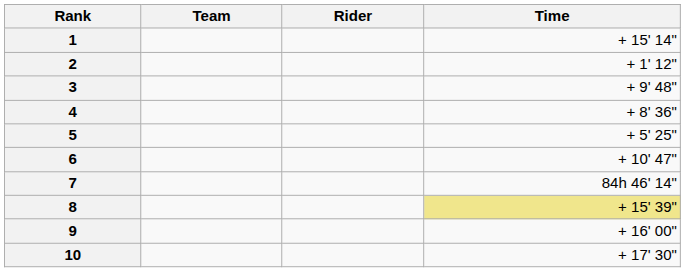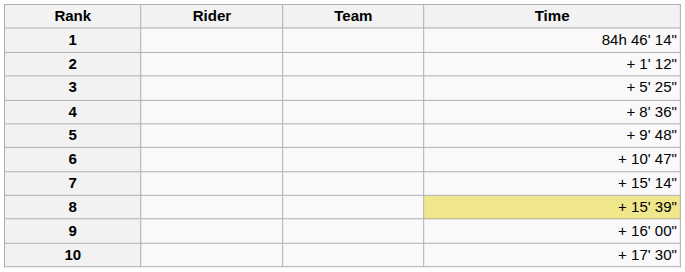columns swapped: (353, 16) <-> (212, 16)
(647, 40) + 15' 14" -> (639, 40) 84h 46' 14"
(652, 87) + 9' 48" -> (652, 87) + 5' 25"
(652, 135) + 5' 25" -> (652, 135) + 9' 48"
(639, 183) 84h 46' 14" -> (647, 183) + 15' 14"
